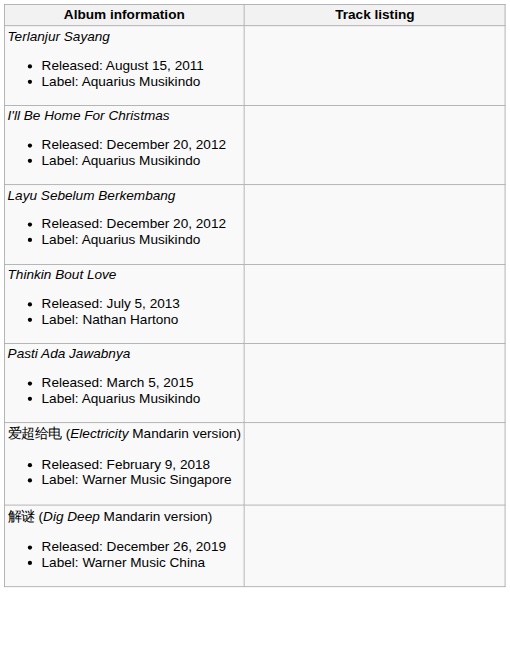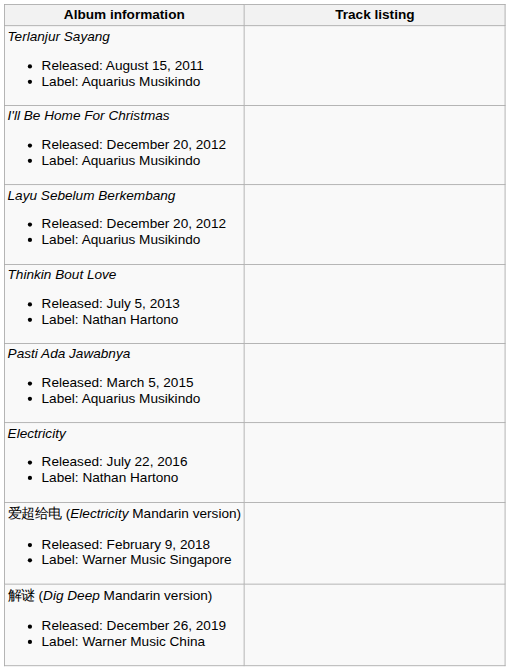+ row: (124, 456)
